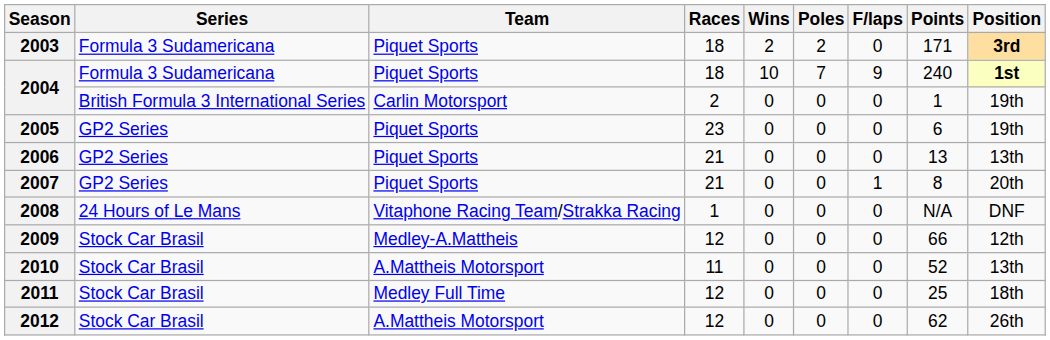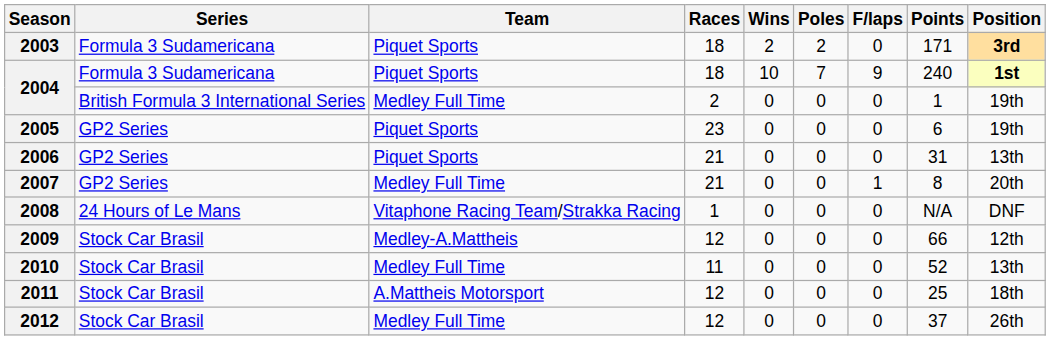(440, 101) Carlin Motorsport -> (439, 101) Medley Full Time
(938, 156) 13 -> (938, 156) 31
(426, 184) Piquet Sports -> (439, 184) Medley Full Time
(459, 267) A.Mattheis Motorsport -> (439, 267) Medley Full Time
(439, 294) Medley Full Time -> (459, 294) A.Mattheis Motorsport
(459, 322) A.Mattheis Motorsport -> (439, 322) Medley Full Time
(938, 322) 62 -> (938, 322) 37
